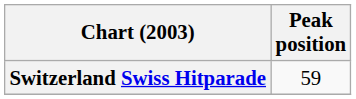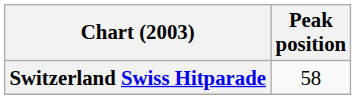(311, 77) 59 -> (311, 77) 58
